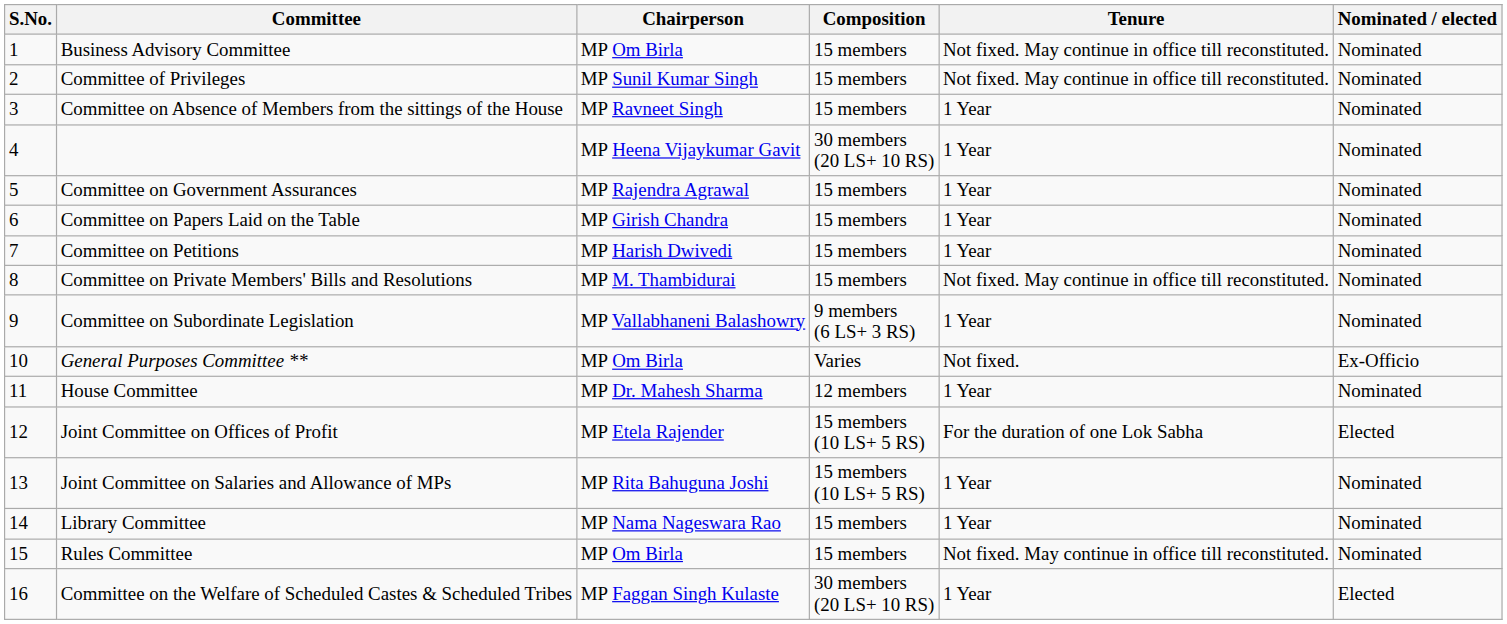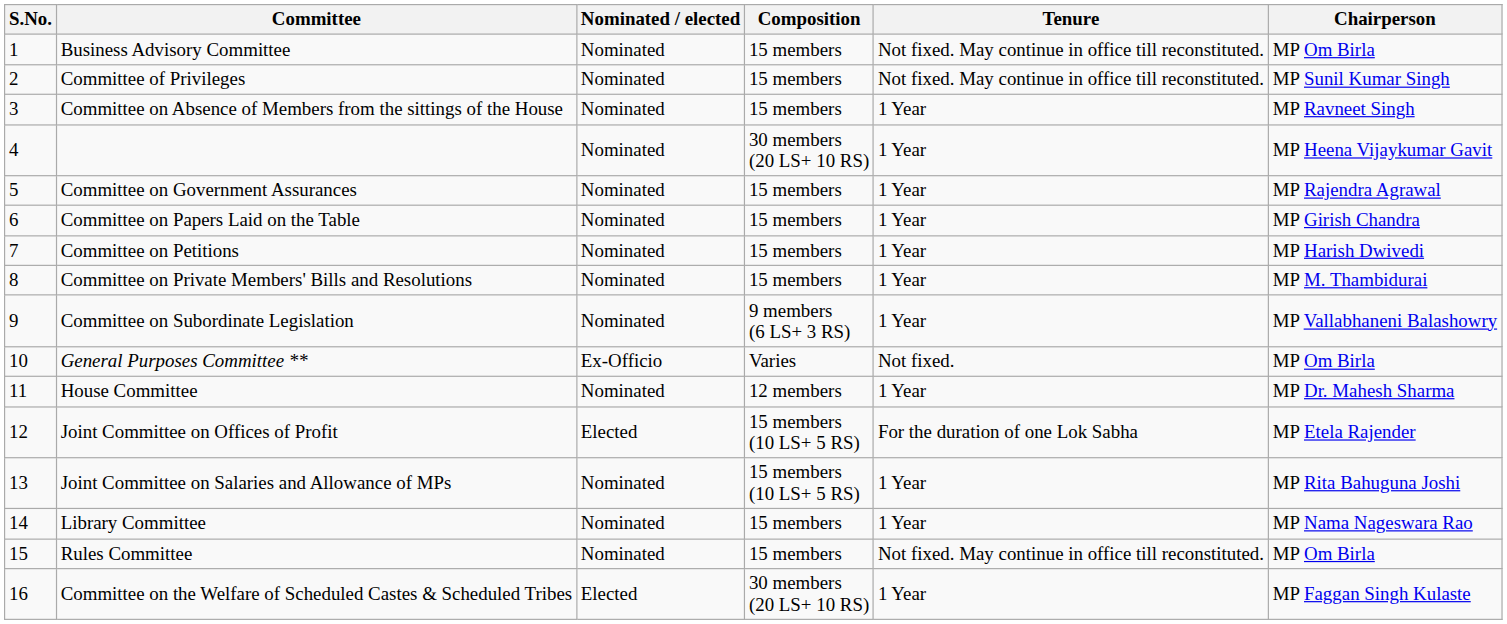columns swapped: (693, 19) <-> (1417, 19)
(1136, 280) Not fixed. May continue in office till reconstituted. -> (902, 280) 1 Year
